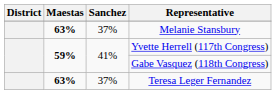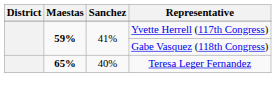- row: (200, 30)
(65, 81) 63% -> (65, 64) 65%
(107, 81) 37% -> (107, 64) 40%
